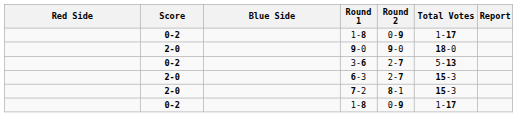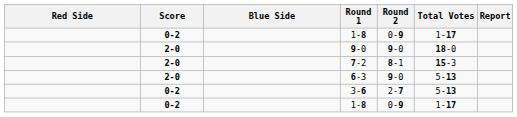rows swapped: (172, 91) <-> (172, 63)
(396, 77) 2-7 -> (396, 77) 9-0
(446, 77) 15-3 -> (446, 77) 5-13
